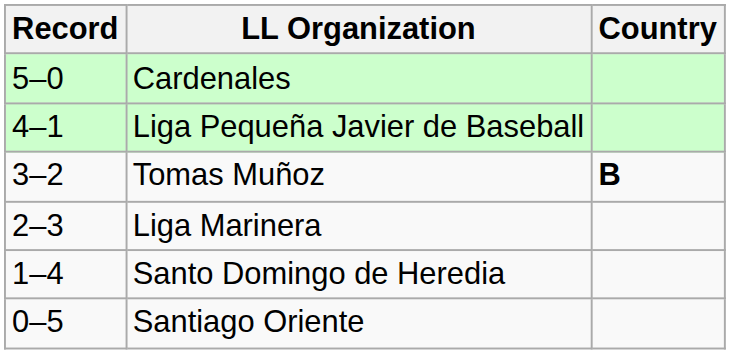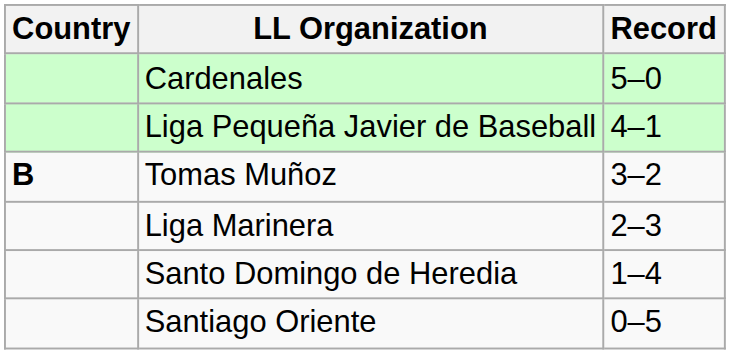columns swapped: (658, 28) <-> (65, 28)
